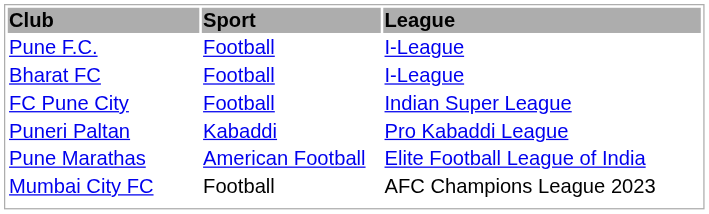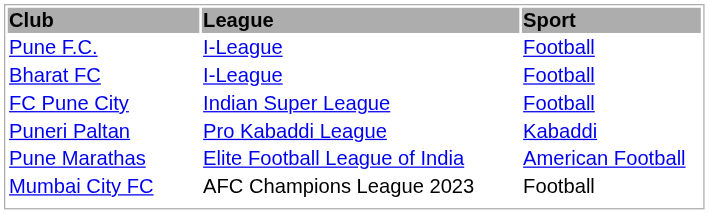columns swapped: (229, 20) <-> (420, 20)
